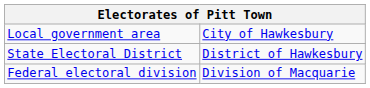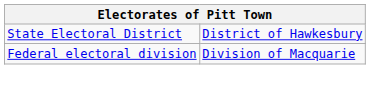- row: (84, 34)
